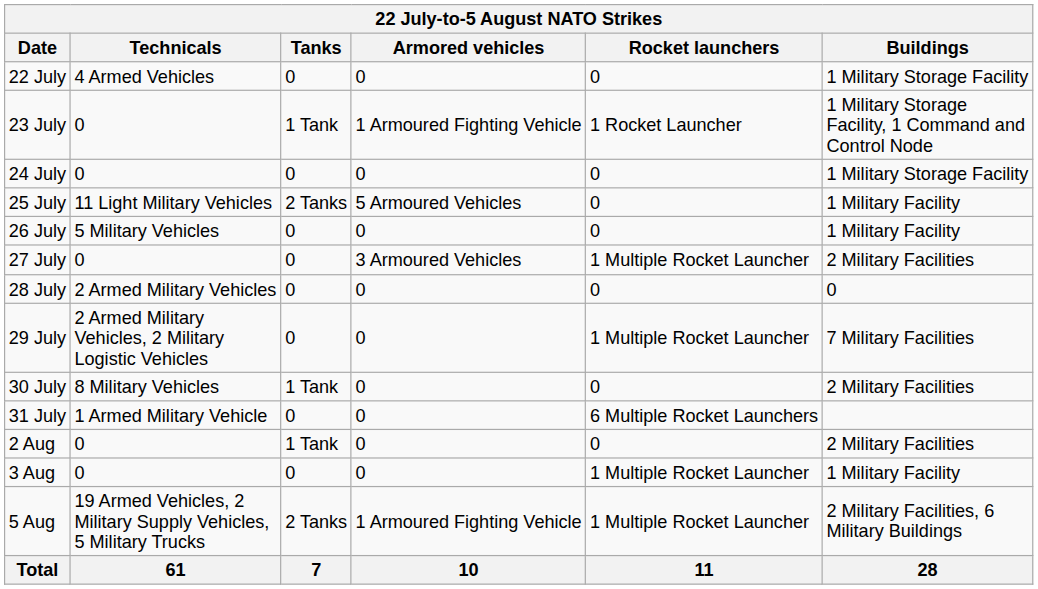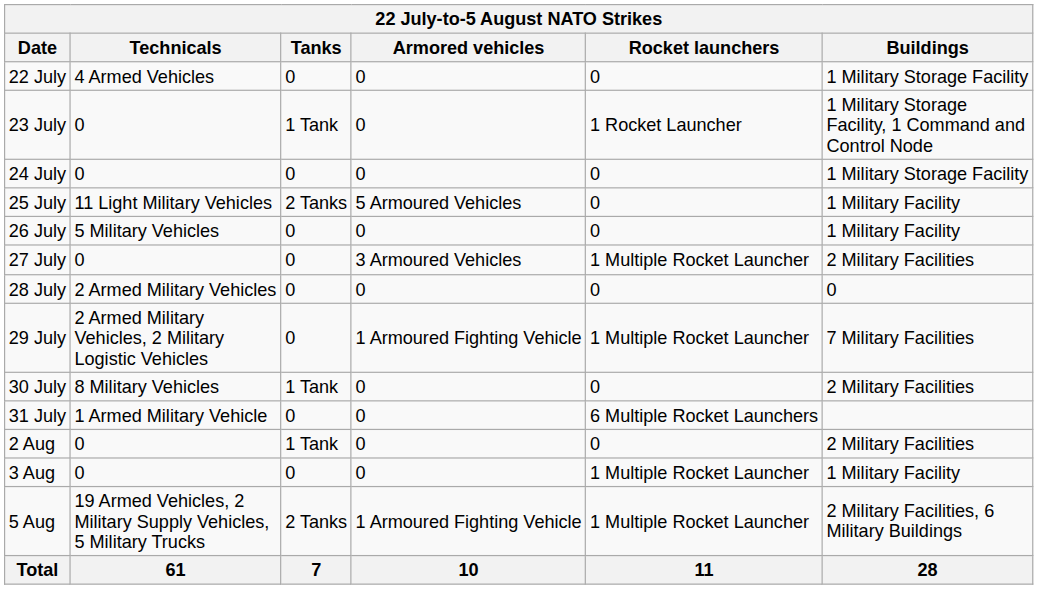(469, 125) 1 Armoured Fighting Vehicle -> (361, 125) 0
(361, 337) 0 -> (469, 337) 1 Armoured Fighting Vehicle
